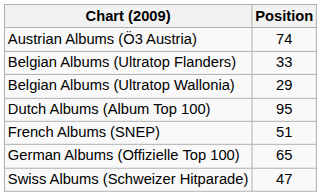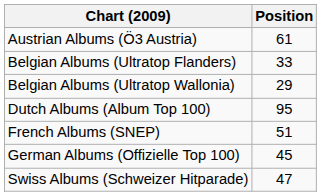(284, 39) 74 -> (284, 39) 61
(284, 156) 65 -> (284, 156) 45
